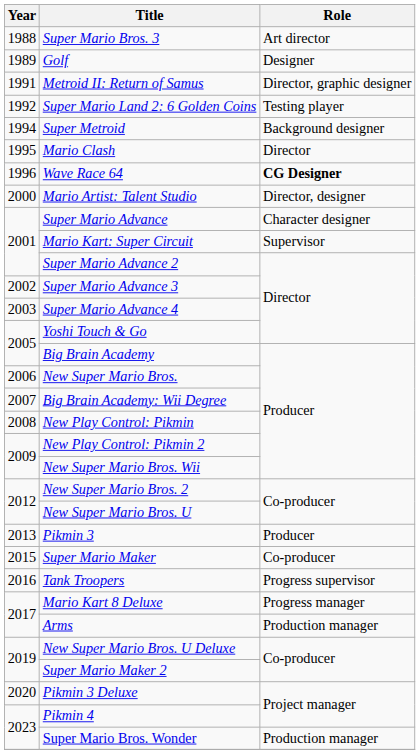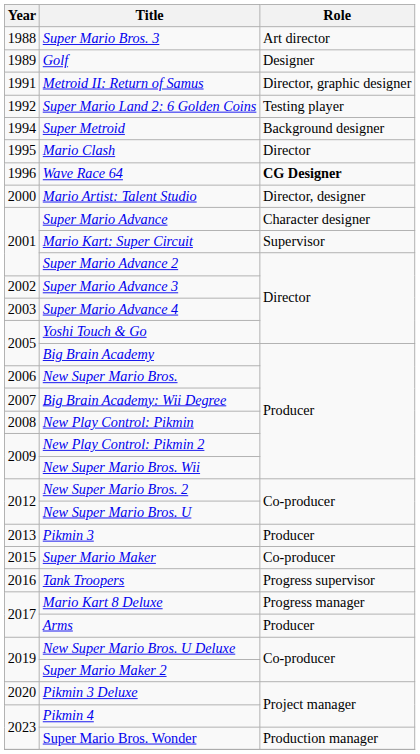(320, 625) Production manager -> (289, 625) Producer
